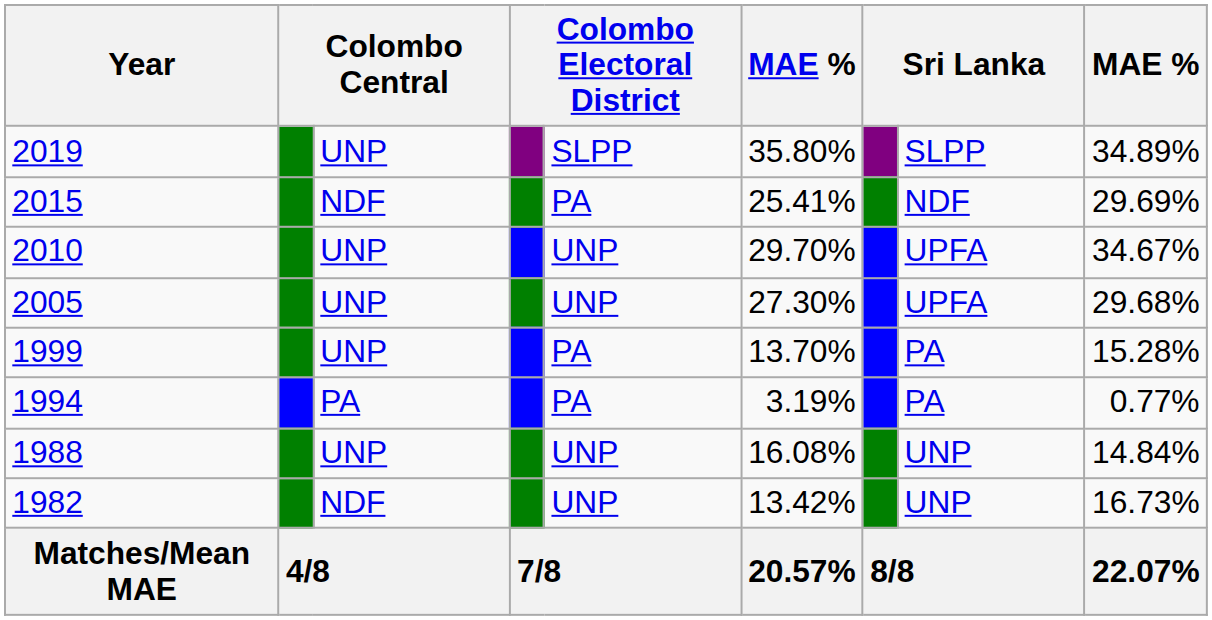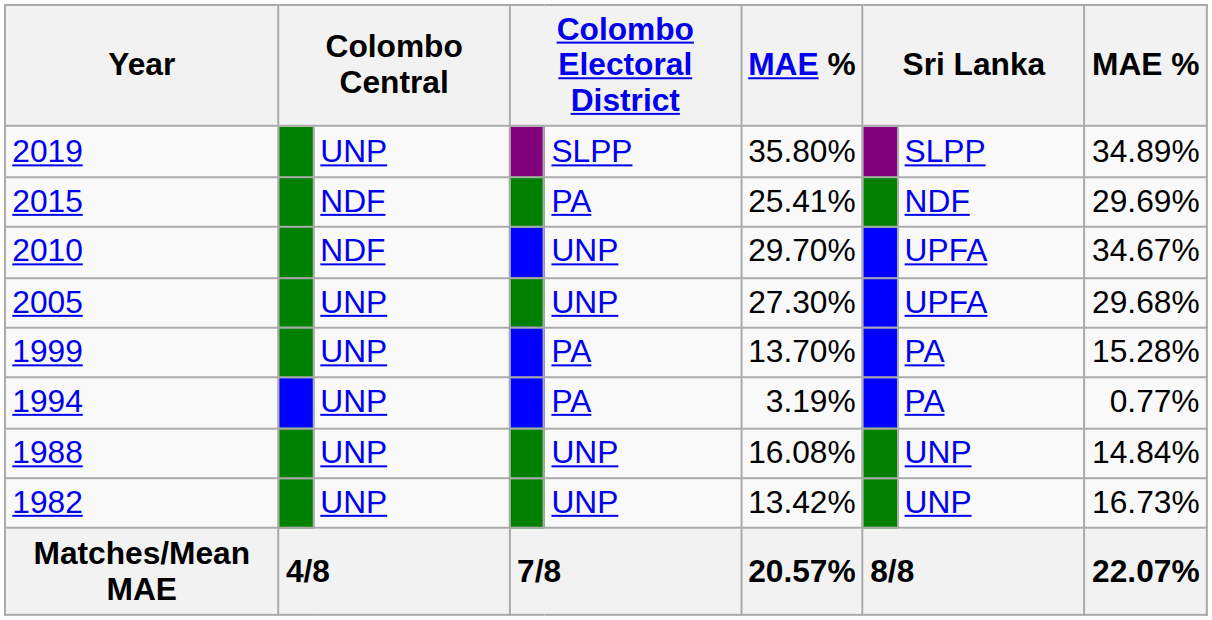(354, 251) UNP -> (353, 251) NDF
(340, 402) PA -> (354, 402) UNP
(353, 502) NDF -> (354, 502) UNP
